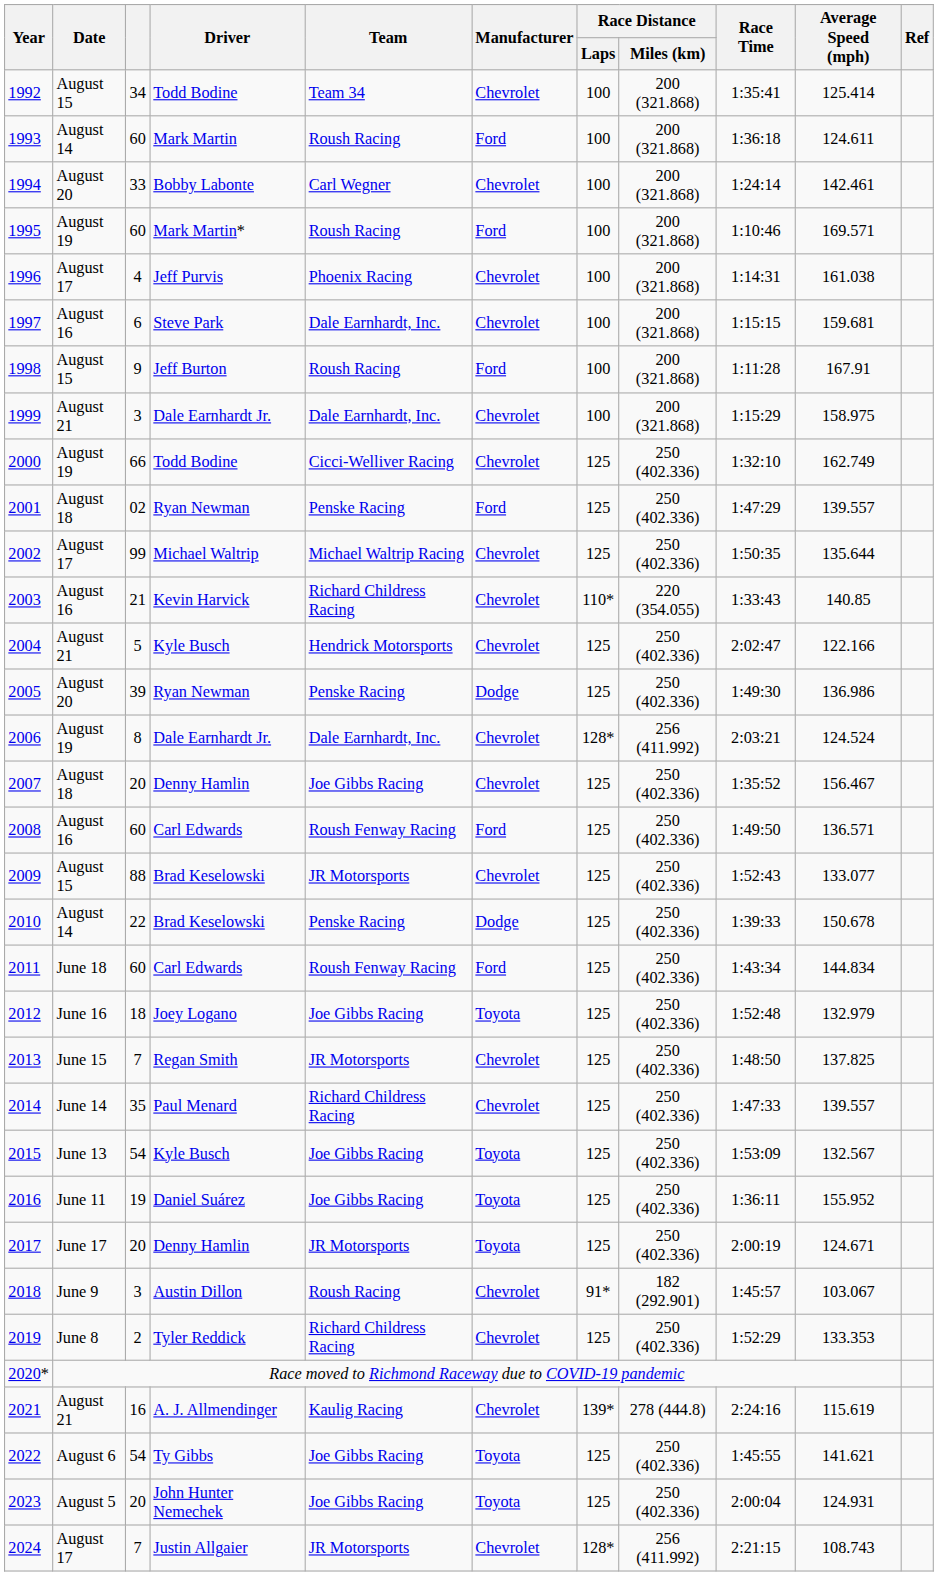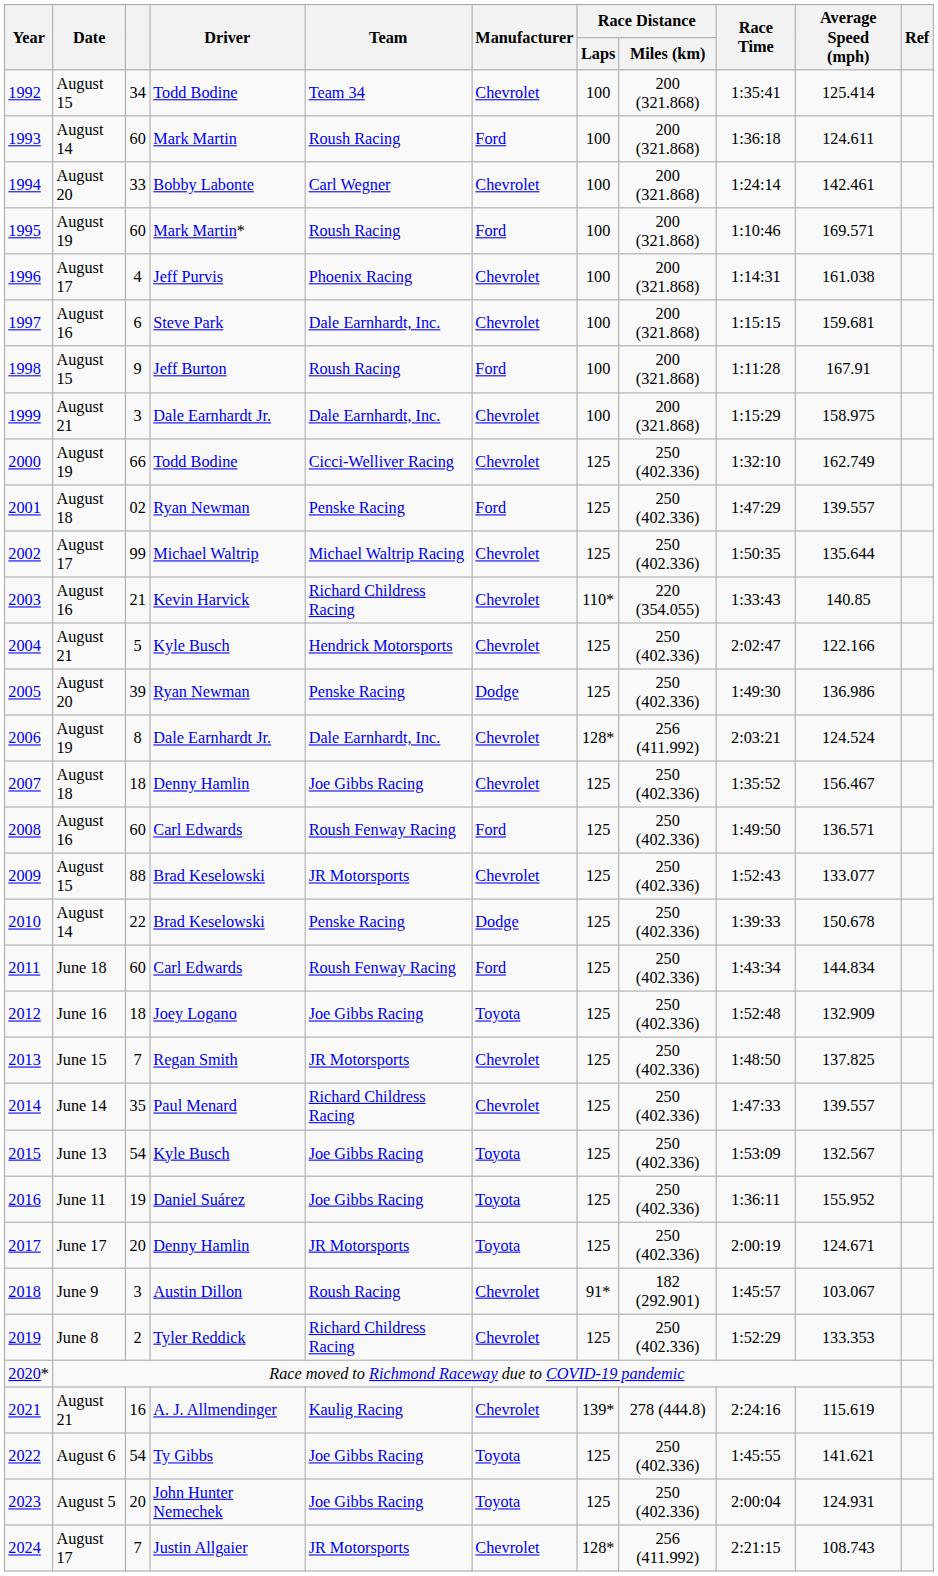(138, 784) 20 -> (138, 784) 18
(848, 1014) 132.979 -> (848, 1014) 132.909
